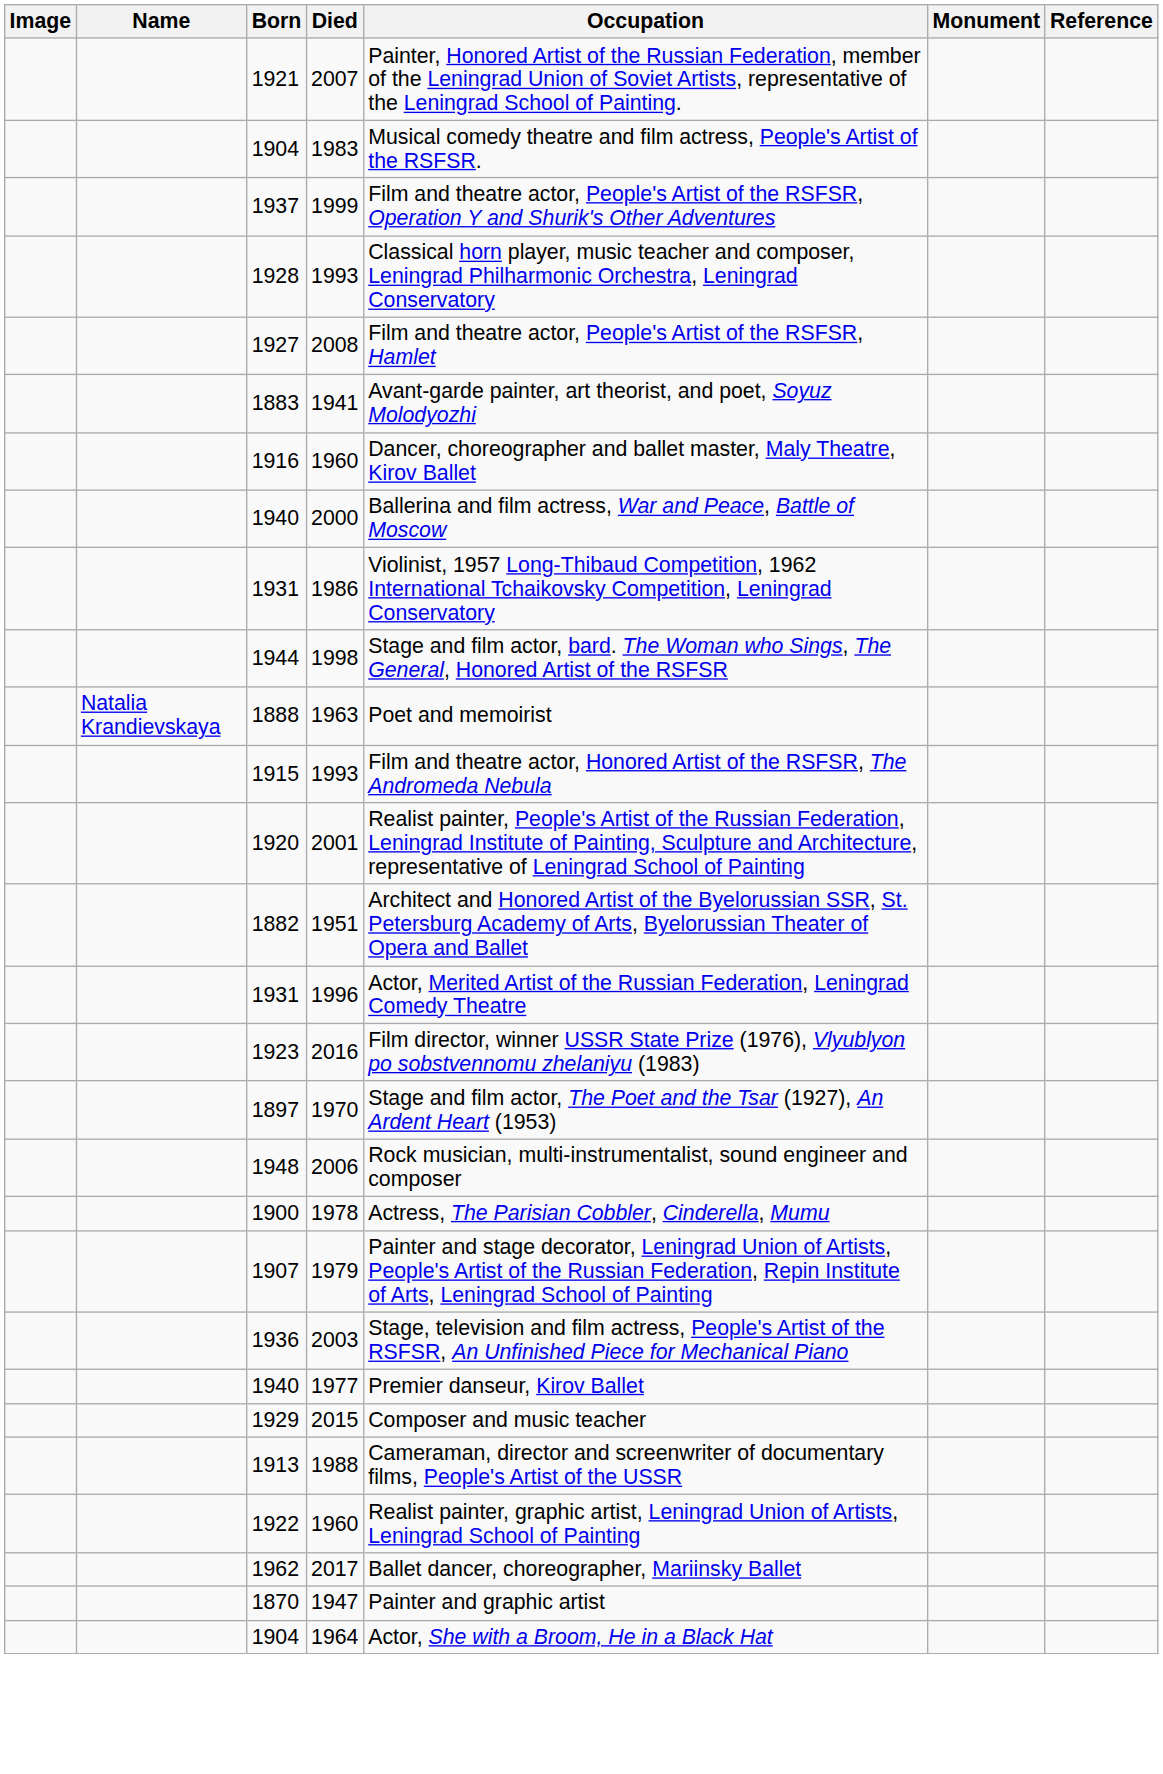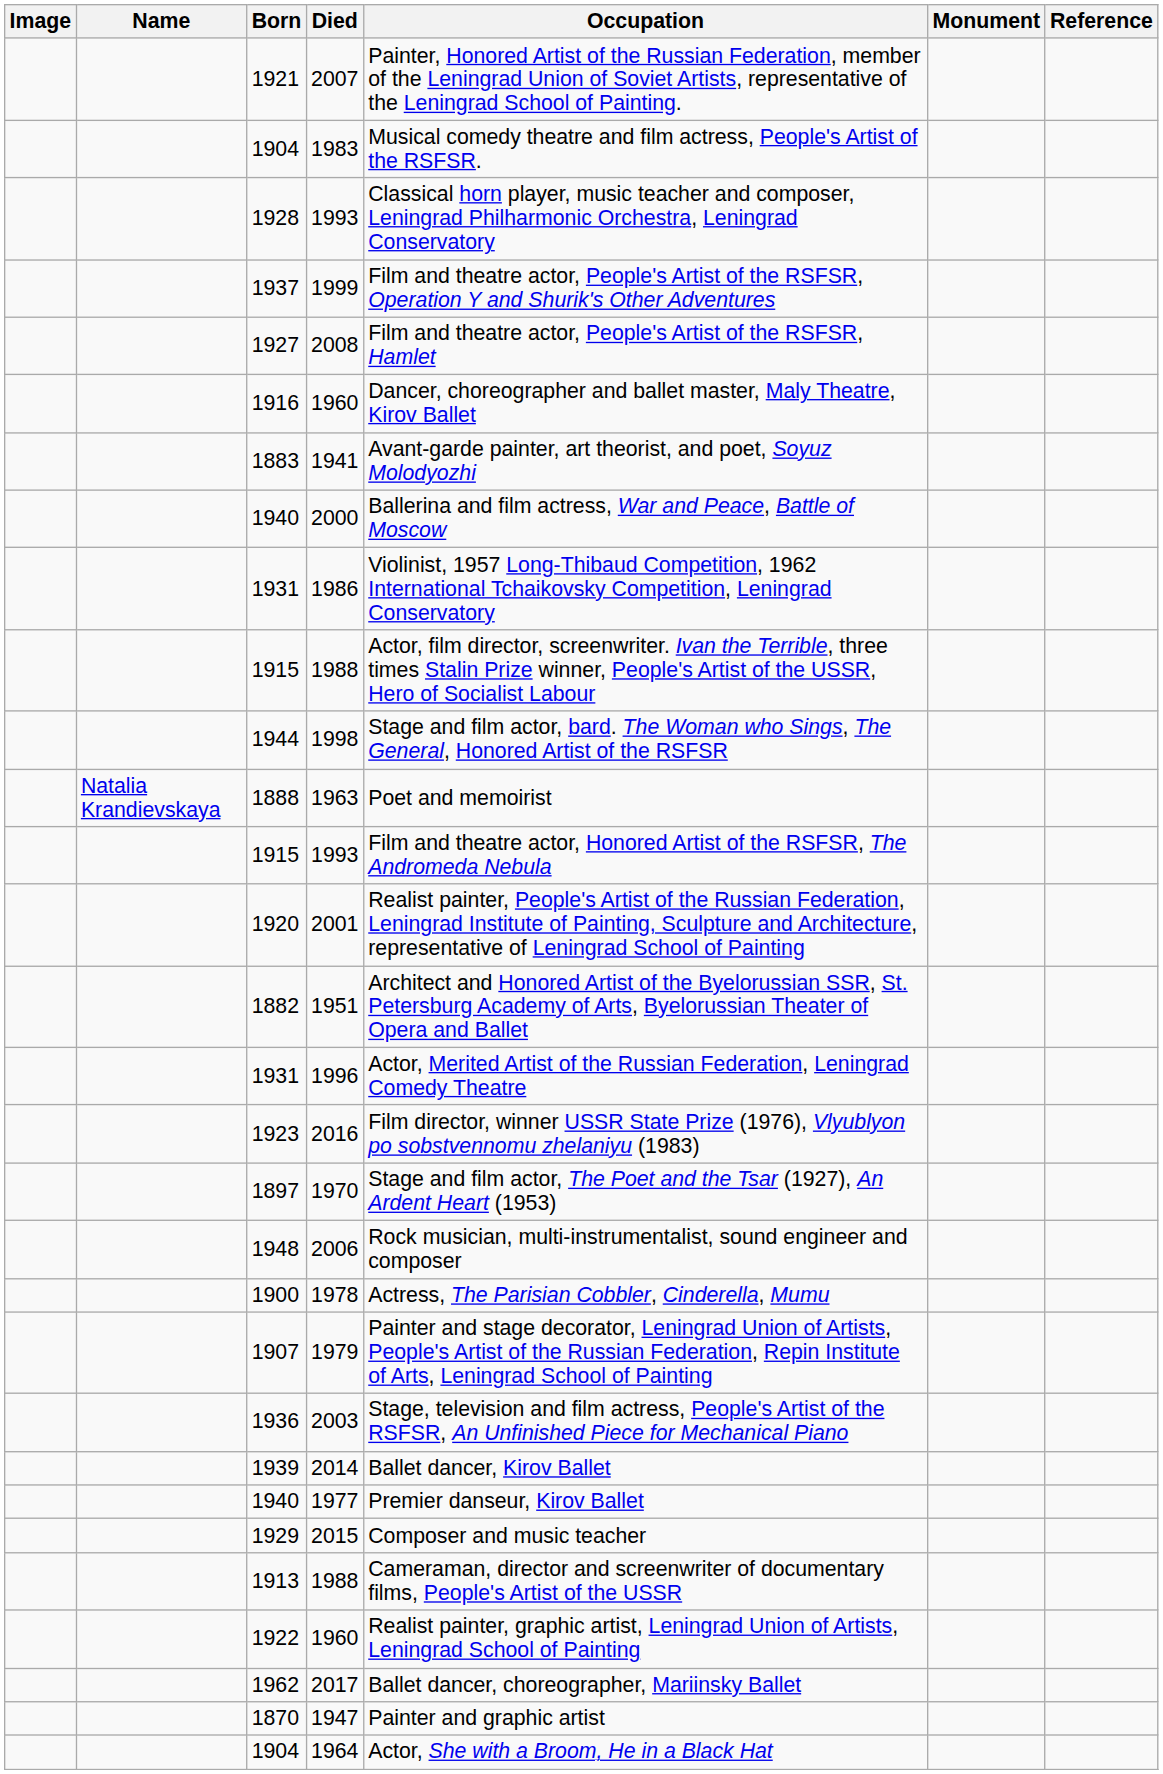rows swapped: (275, 276) <-> (275, 206)
rows swapped: (275, 461) <-> (275, 403)
+ row: (275, 670)
+ row: (275, 1467)
